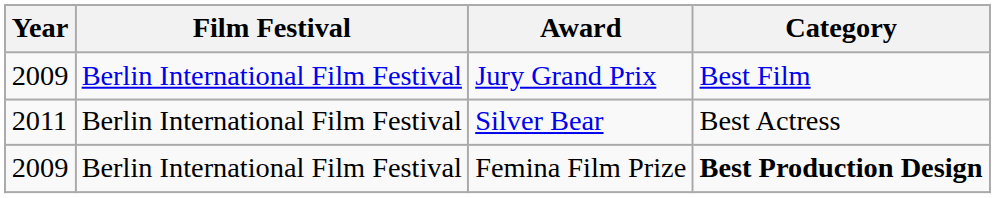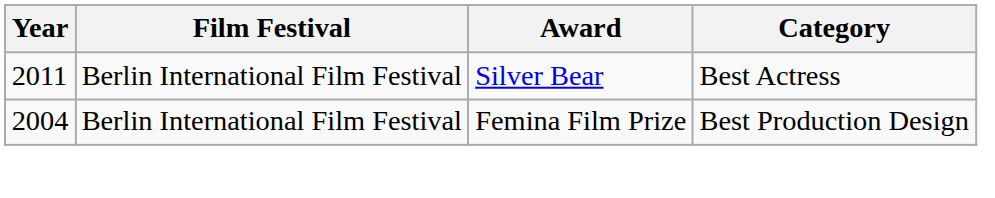- row: (566, 75)
(40, 168) 2009 -> (40, 121) 2004
(841, 168) bold -> (834, 121) normal
